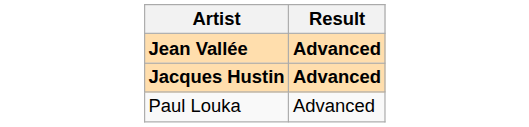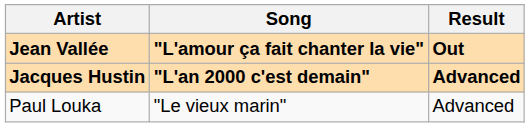+ column: (289, 19)
(337, 48) Advanced -> (448, 48) Out
